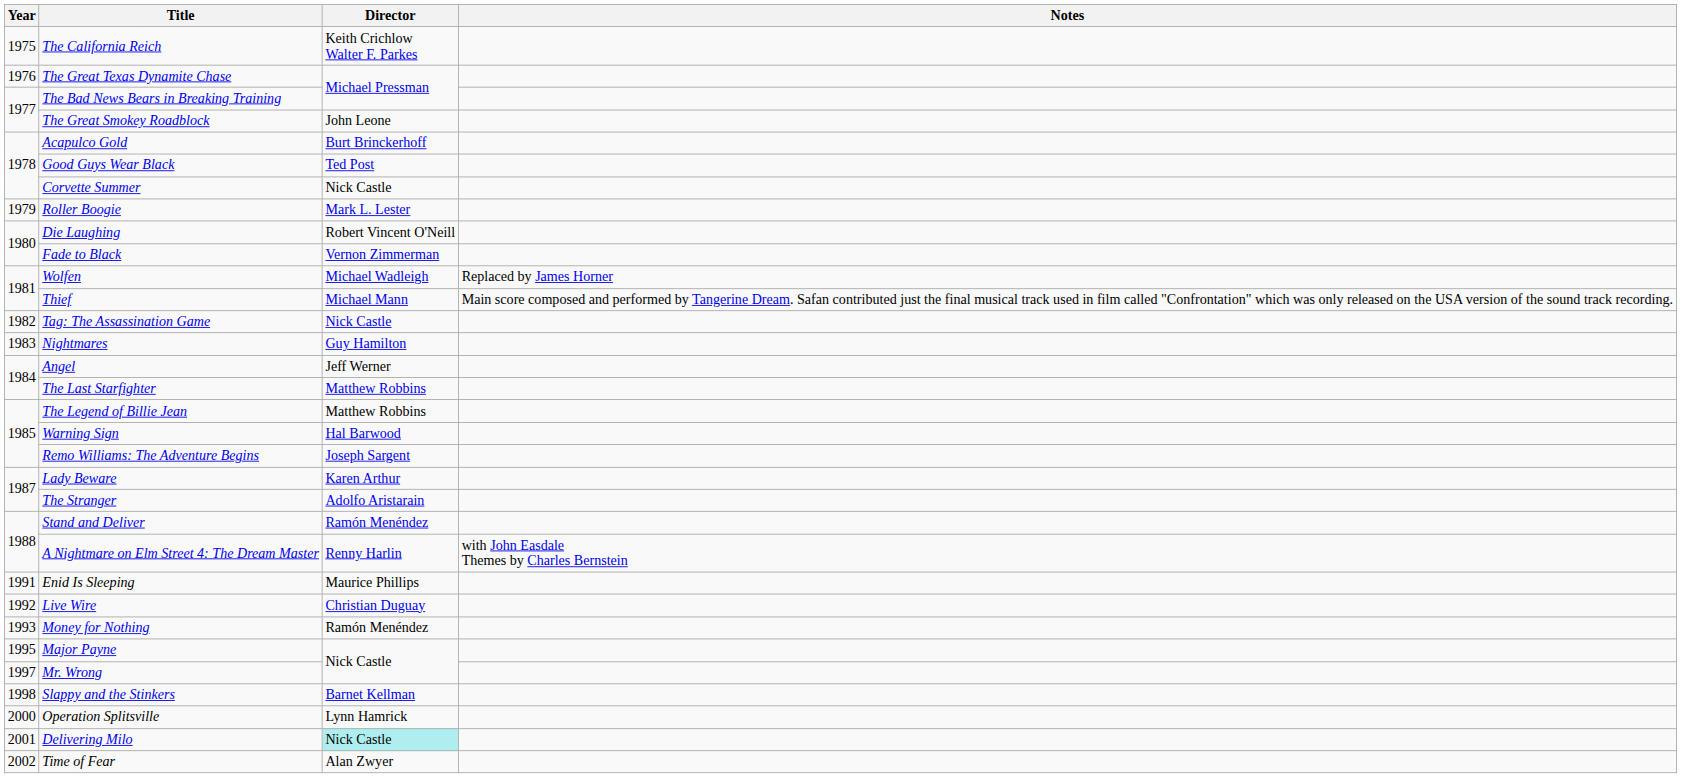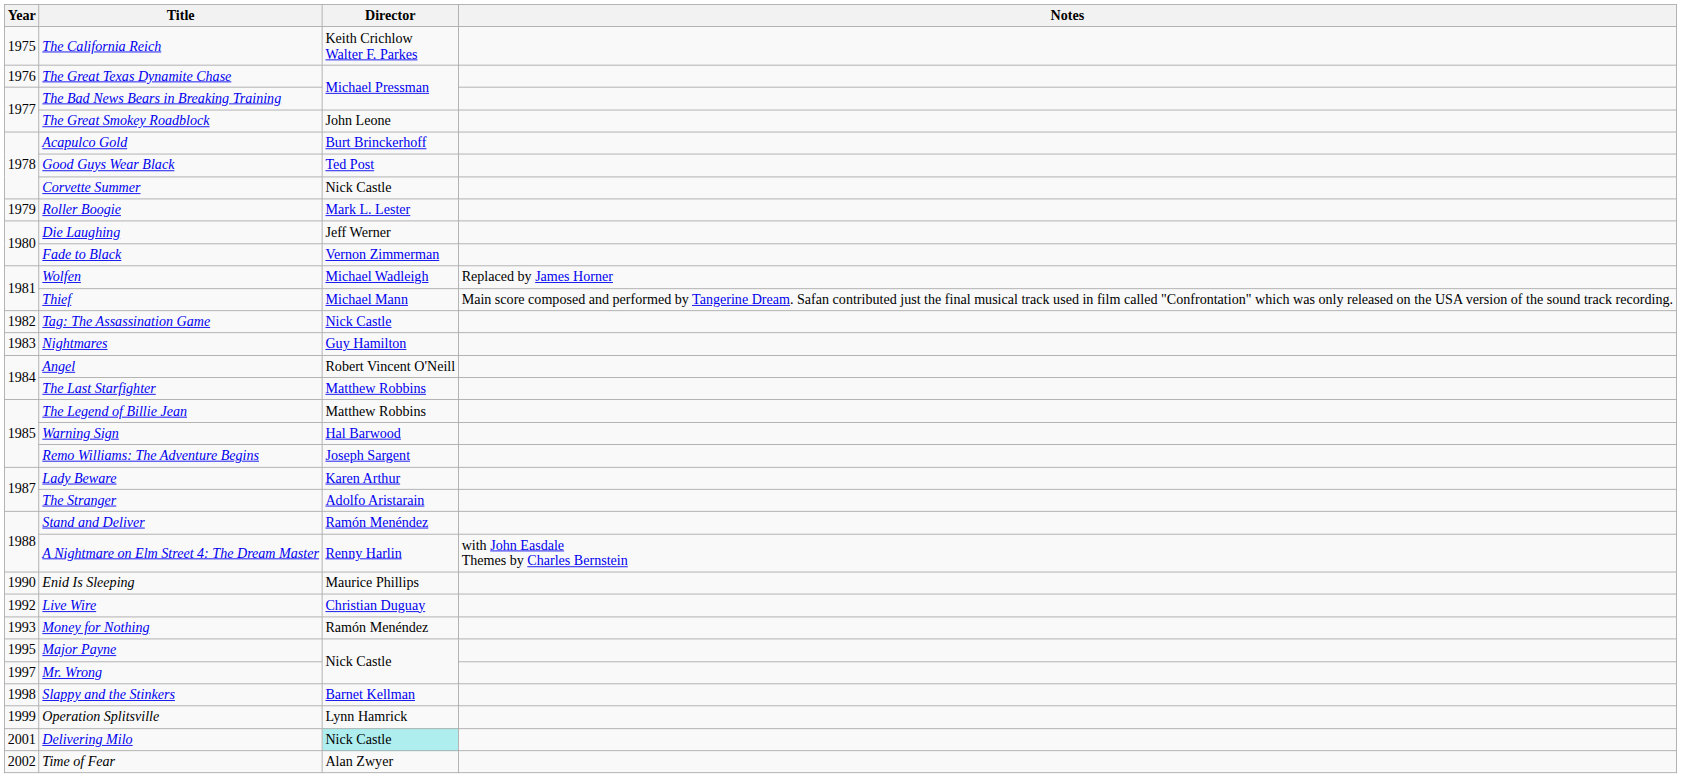(390, 232) Robert Vincent O'Neill -> (358, 232) Jeff Werner
(358, 366) Jeff Werner -> (390, 366) Robert Vincent O'Neill
(22, 583) 1991 -> (22, 583) 1990
(22, 717) 2000 -> (22, 717) 1999
